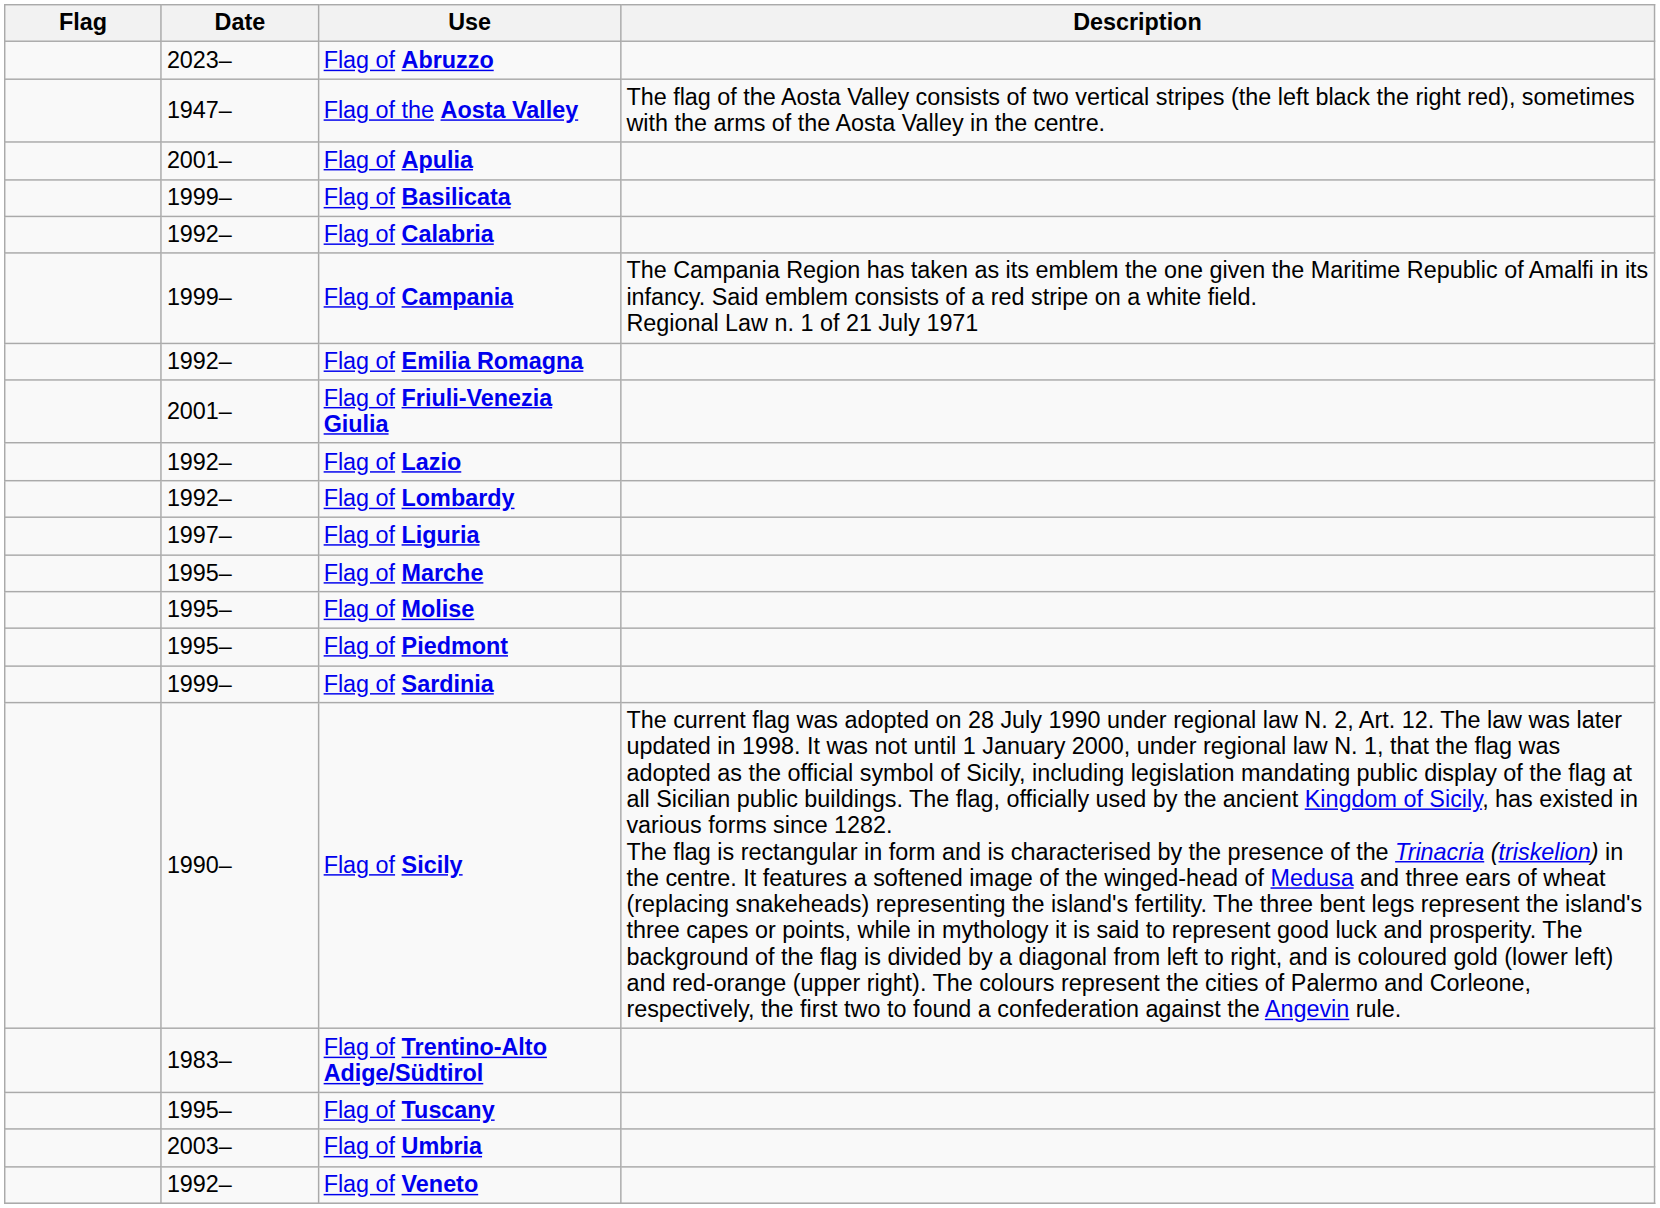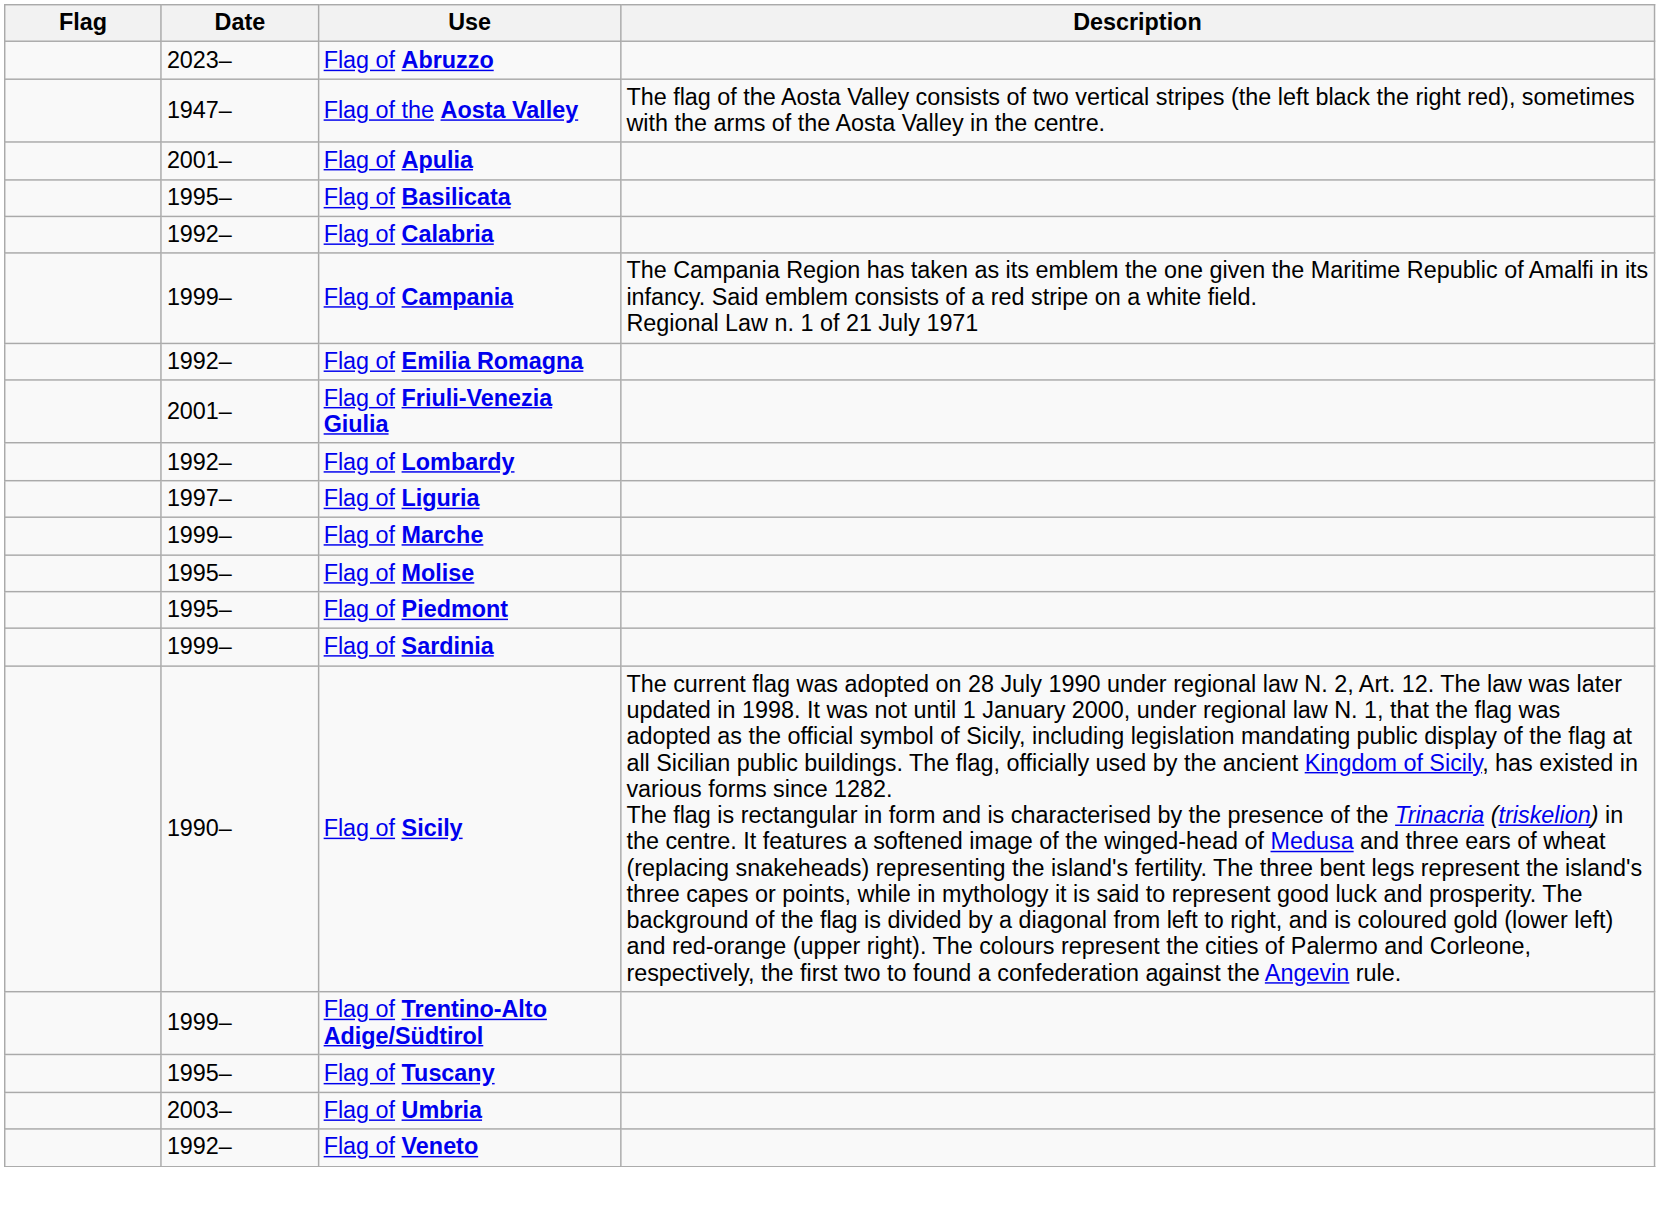(199, 197) 1999– -> (199, 197) 1995–
- row: (392, 461)
(199, 572) 1995– -> (199, 535) 1999–
(199, 1060) 1983– -> (199, 1023) 1999–
